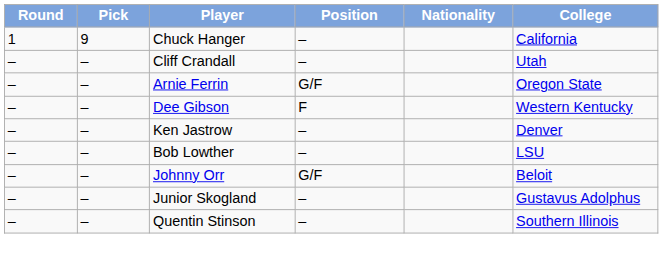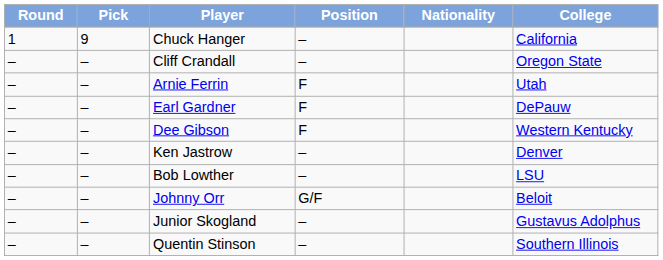(531, 61) Utah -> (559, 61) Oregon State
(310, 84) G/F -> (303, 84) F
(559, 84) Oregon State -> (531, 84) Utah
+ row: (194, 107)
